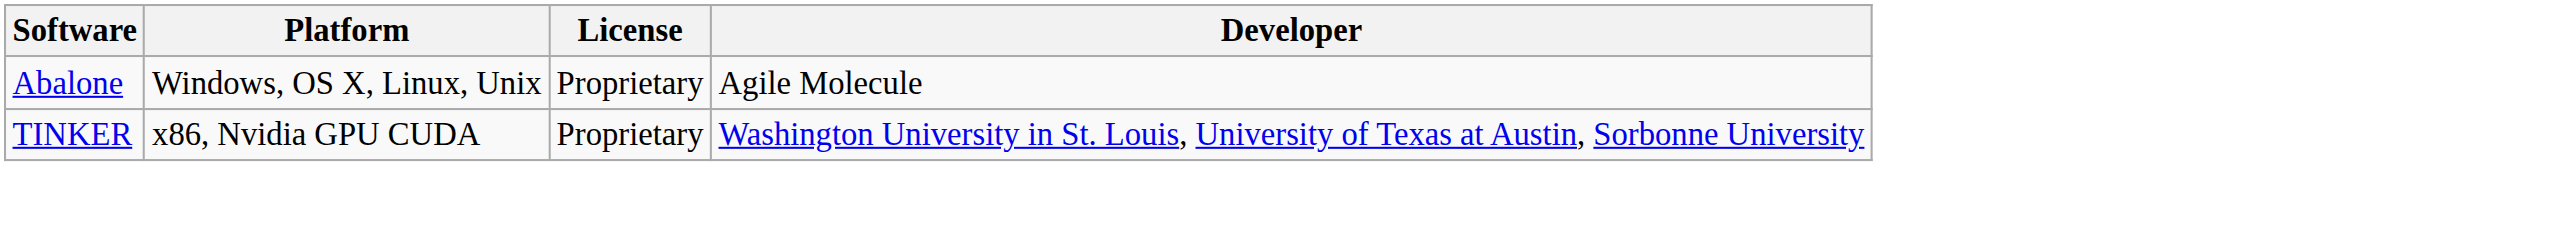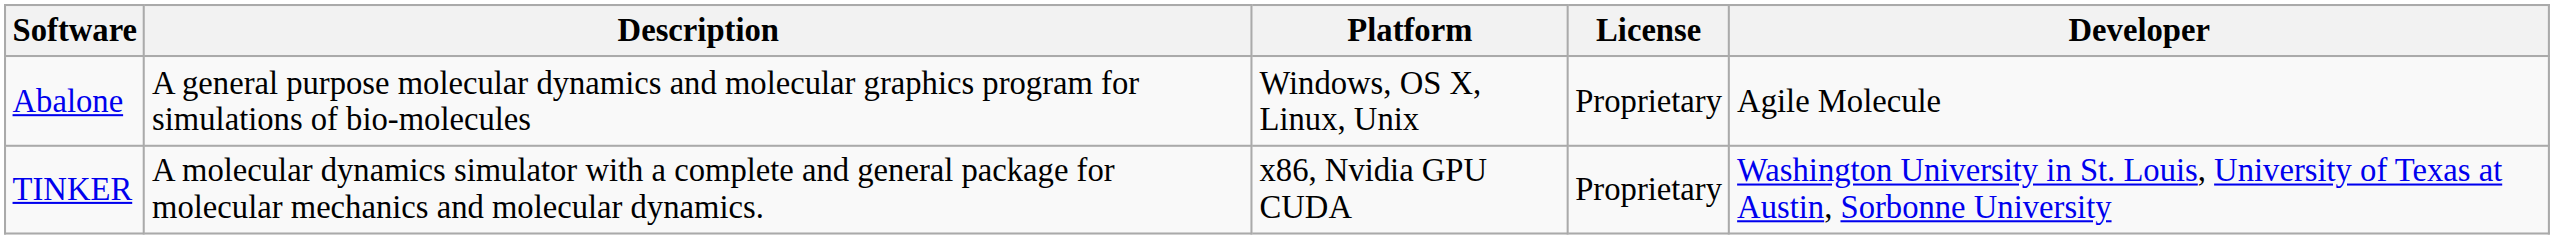+ column: (698, 30)
